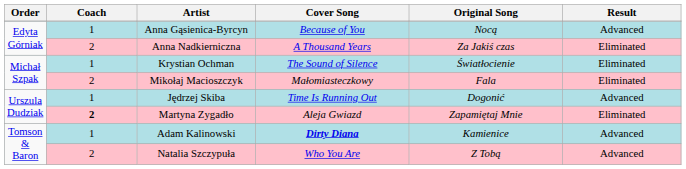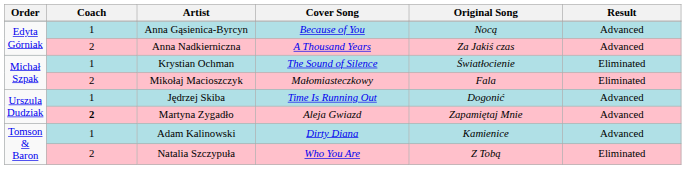(622, 47) Eliminated -> (622, 47) Advanced
(622, 115) Eliminated -> (622, 115) Advanced
(332, 133) bold -> (332, 133) normal
(622, 154) Advanced -> (622, 154) Eliminated
